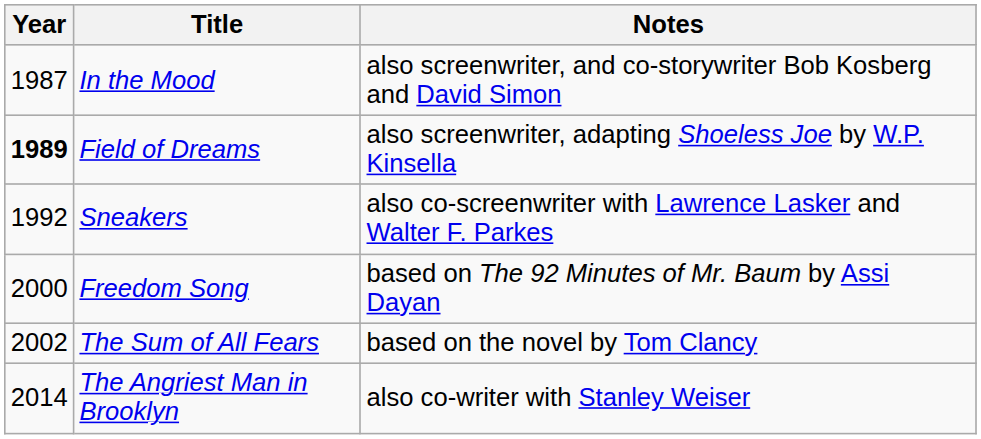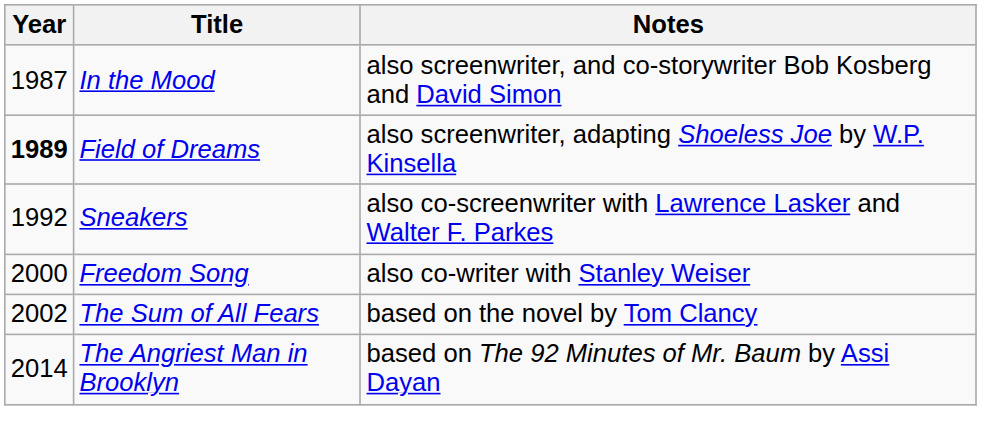(628, 288) based on The 92 Minutes of Mr. Baum by Assi Dayan -> (558, 273) also co-writer with Stanley Weiser
(558, 398) also co-writer with Stanley Weiser -> (628, 369) based on The 92 Minutes of Mr. Baum by Assi Dayan
